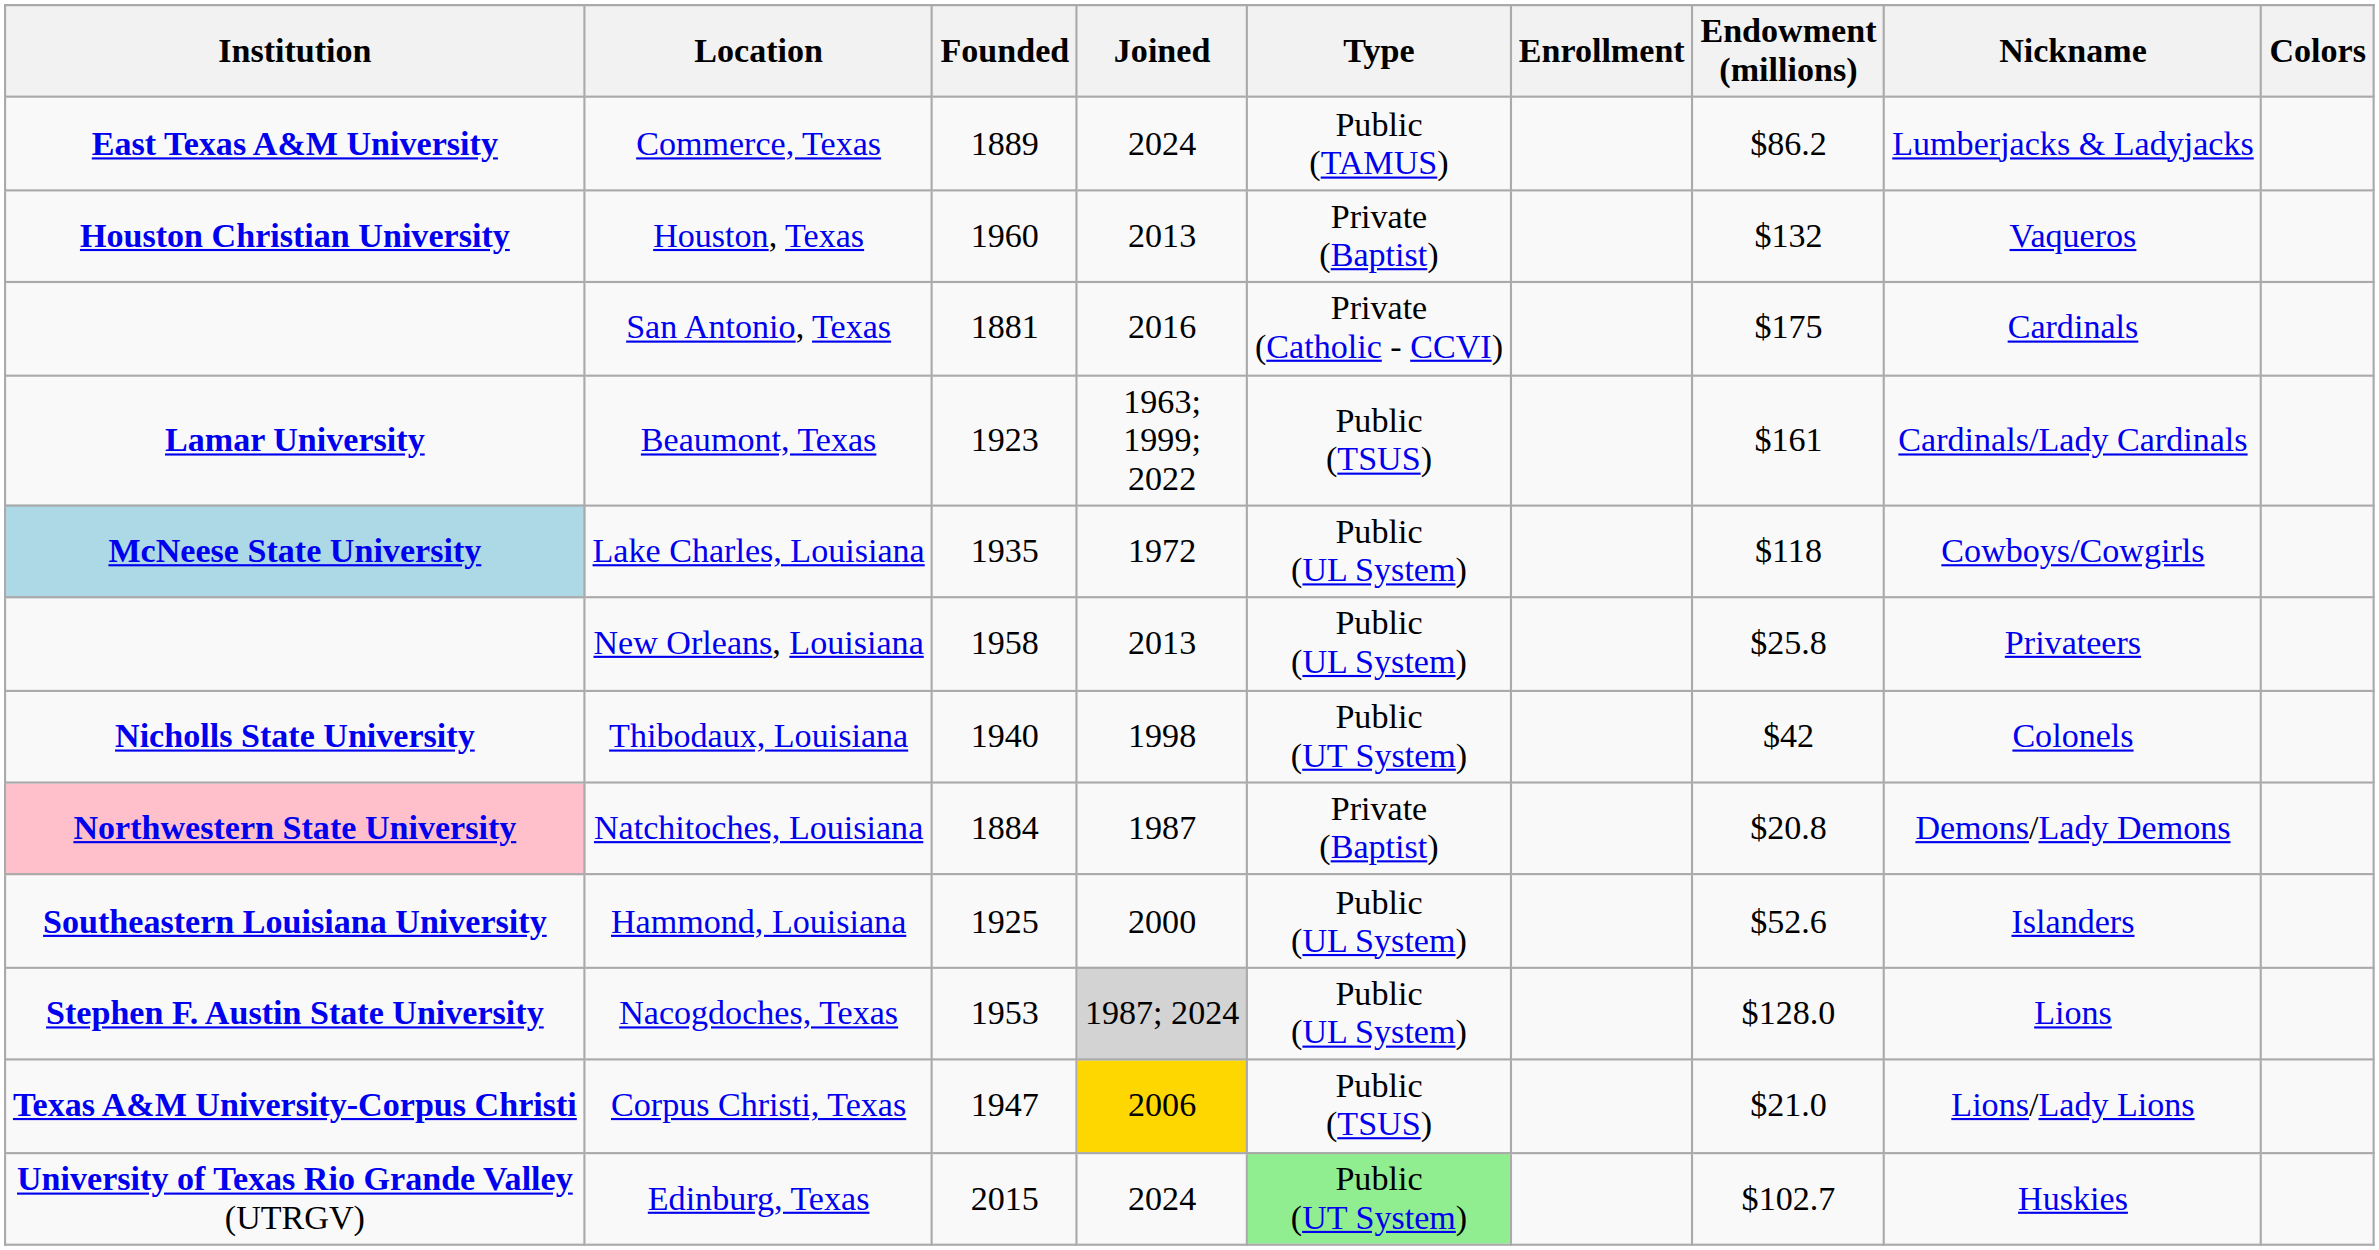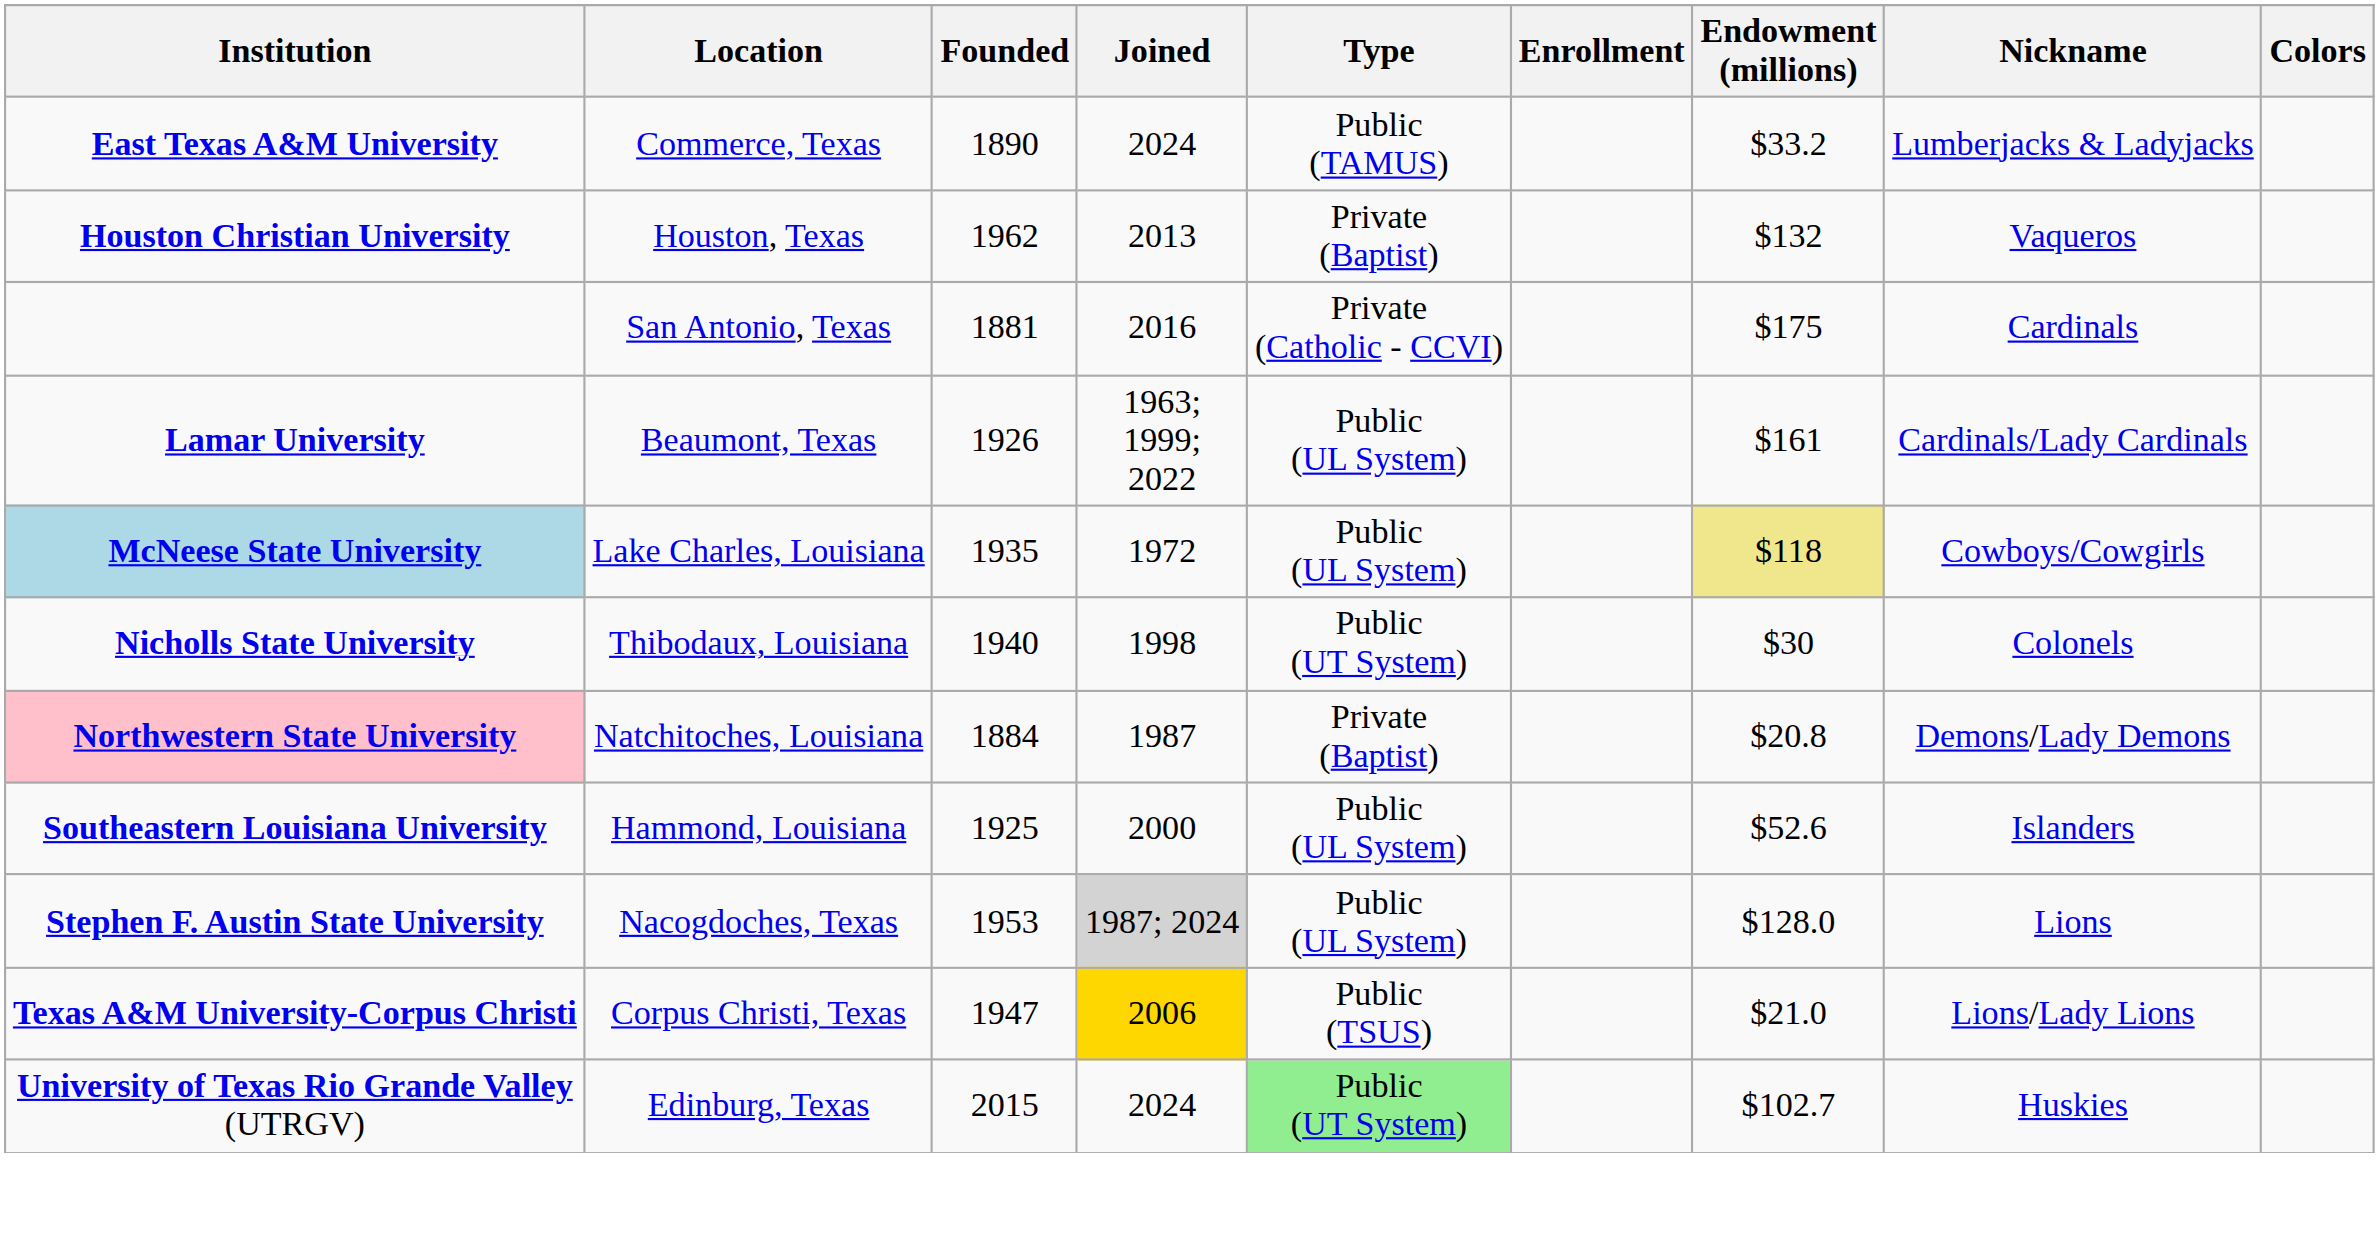(1005, 143) 1889 -> (1005, 143) 1890
(1788, 143) $86.2 -> (1788, 143) $33.2
(1005, 235) 1960 -> (1005, 235) 1962
(1005, 439) 1923 -> (1005, 439) 1926
(1379, 439) Public (TSUS) -> (1379, 439) Public (UL System)
(1788, 550) no background -> (1788, 550) khaki background
- row: (759, 643)
(1788, 735) $42 -> (1788, 643) $30
